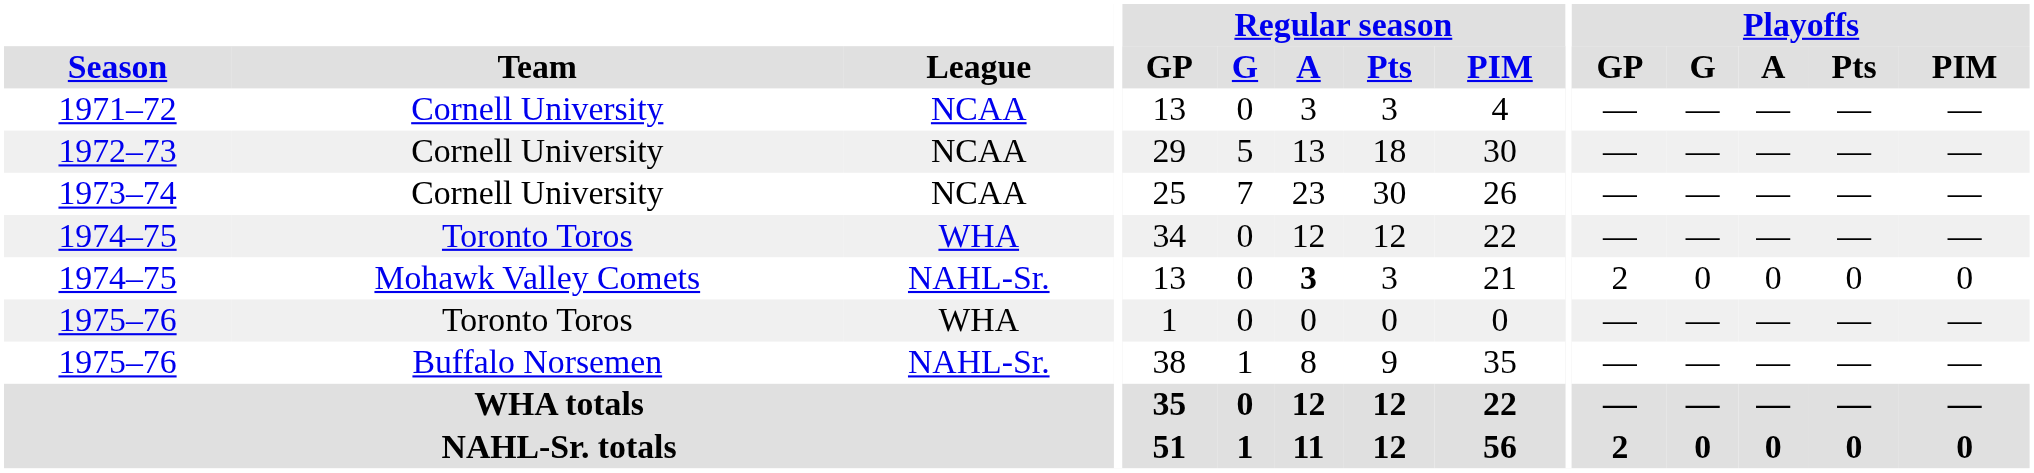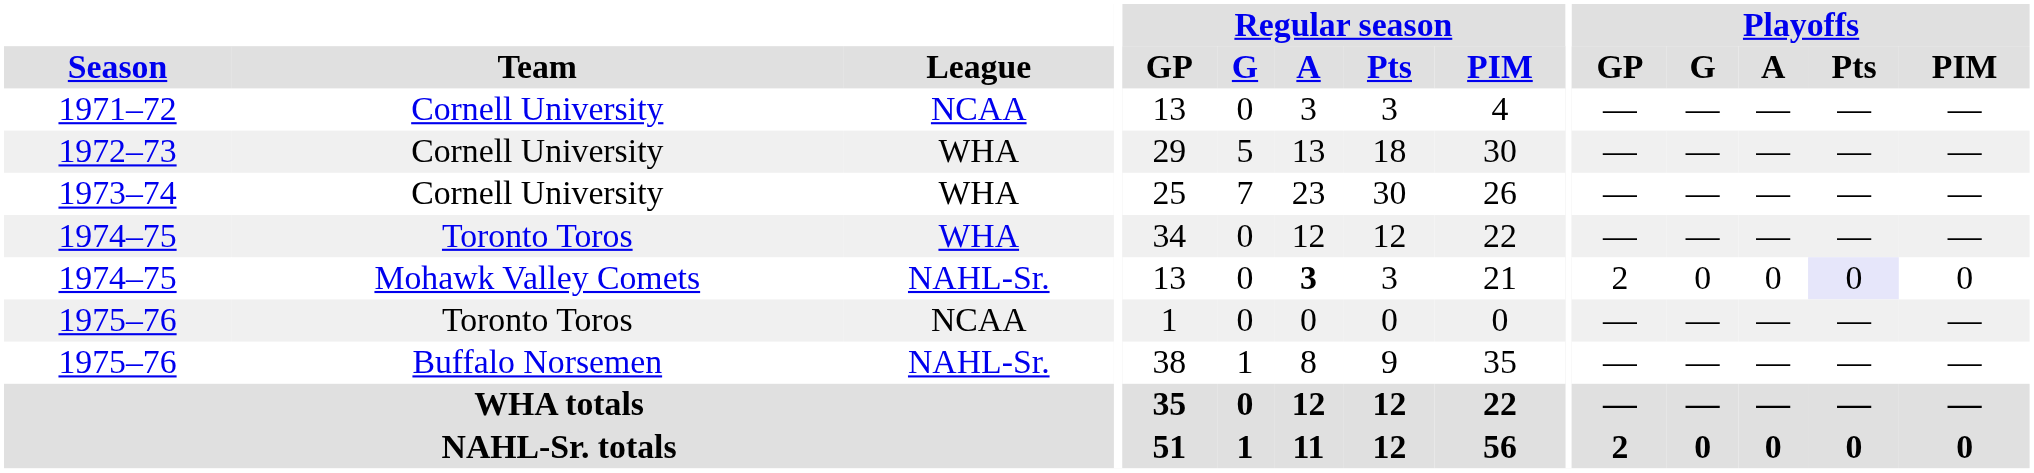(979, 151) NCAA -> (979, 151) WHA
(979, 193) NCAA -> (979, 193) WHA
(1854, 277) no background -> (1854, 277) lavender background
(979, 319) WHA -> (979, 319) NCAA
